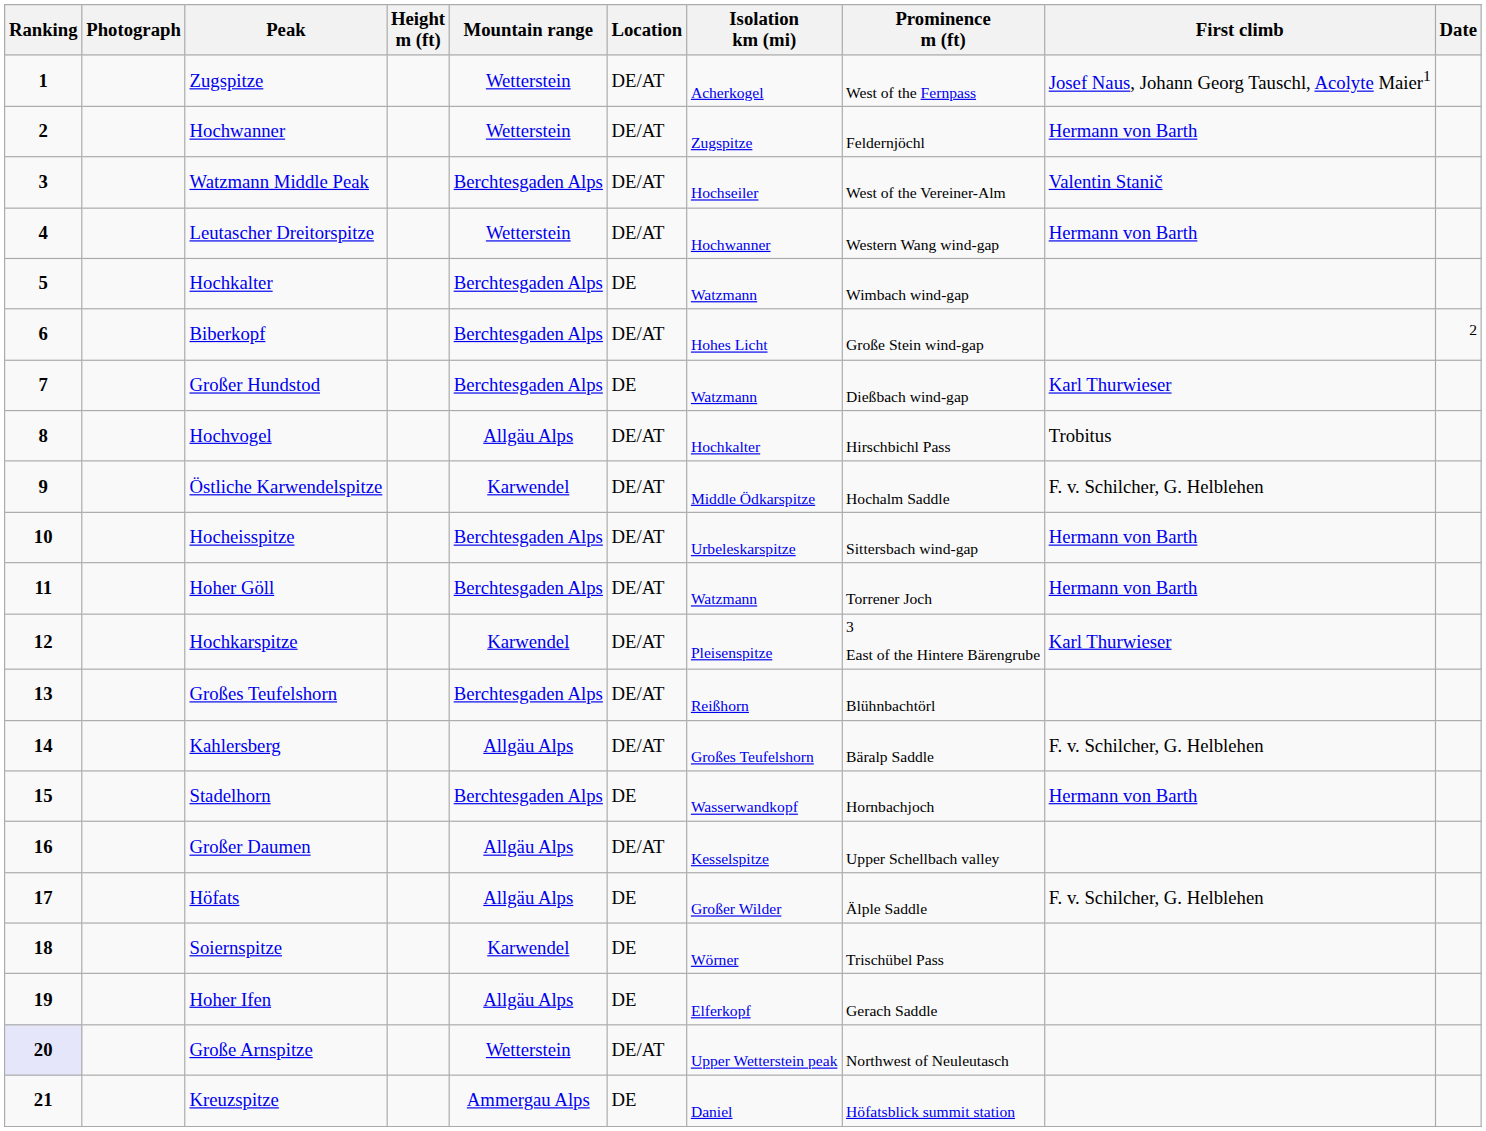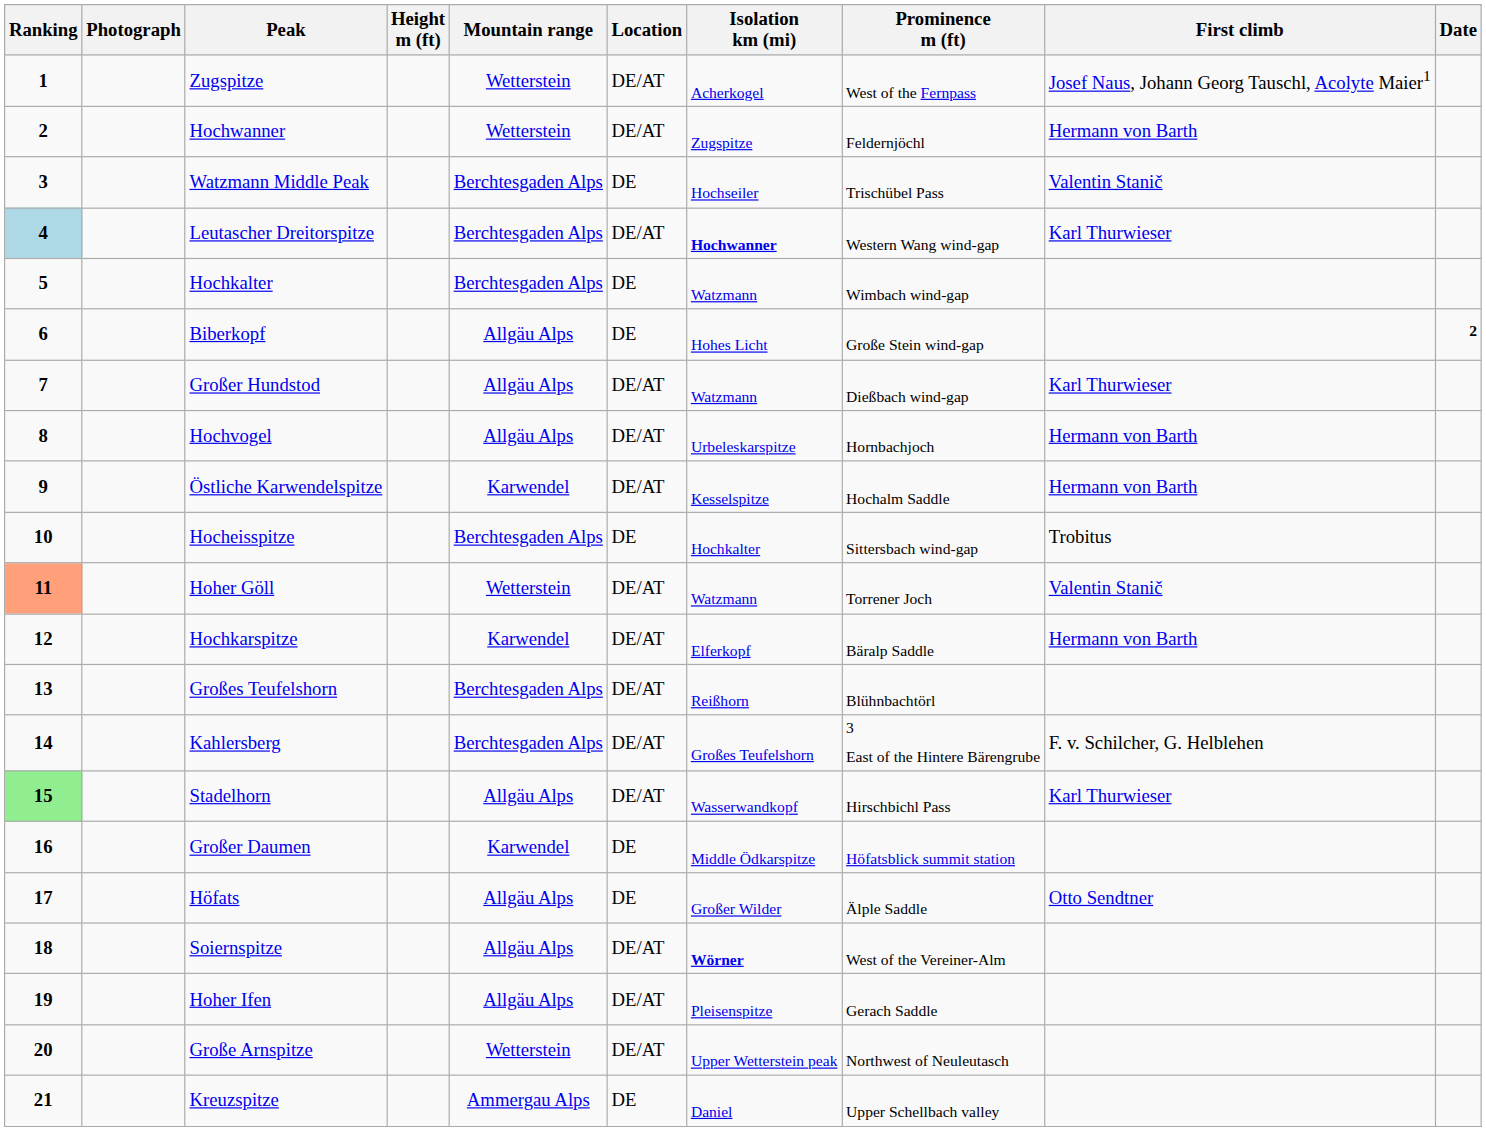(638, 182) DE/AT -> (624, 182) DE
(926, 193) West of the Vereiner-Alm -> (895, 193) Trischübel Pass
(43, 232) no background -> (43, 232) lightblue background
(528, 232) Wetterstein -> (528, 232) Berchtesgaden Alps
(731, 244) normal -> (734, 243) bold
(1123, 232) Hermann von Barth -> (1110, 232) Karl Thurwieser
(528, 334) Berchtesgaden Alps -> (528, 334) Allgäu Alps
(638, 334) DE/AT -> (624, 334) DE
(1473, 330) normal -> (1473, 334) bold
(528, 385) Berchtesgaden Alps -> (528, 385) Allgäu Alps
(624, 385) DE -> (638, 385) DE/AT
(726, 447) Hochkalter -> (743, 447) Urbeleskarspitze
(898, 447) Hirschbichl Pass -> (890, 447) Hornbachjoch
(1080, 435) Trobitus -> (1123, 435) Hermann von Barth
(753, 498) Middle Ödkarspitze -> (730, 498) Kesselspitze
(1156, 486) F. v. Schilcher, G. Helblehen -> (1123, 486) Hermann von Barth
(638, 537) DE/AT -> (624, 537) DE
(743, 549) Urbeleskarspitze -> (726, 549) Hochkalter
(1123, 537) Hermann von Barth -> (1080, 537) Trobitus
(43, 588) no background -> (43, 588) lightsalmon background
(528, 588) Berchtesgaden Alps -> (528, 588) Wetterstein
(1123, 588) Hermann von Barth -> (1106, 588) Valentin Stanič
(732, 653) Pleisenspitze -> (721, 650) Elferkopf
(943, 641) 3 East of the Hintere Bärengrube -> (890, 650) Bäralp Saddle
(1110, 641) Karl Thurwieser -> (1123, 638) Hermann von Barth
(528, 745) Allgäu Alps -> (528, 742) Berchtesgaden Alps
(890, 757) Bäralp Saddle -> (943, 742) 3 East of the Hintere Bärengrube
(43, 796) no background -> (43, 796) lightgreen background
(528, 796) Berchtesgaden Alps -> (528, 796) Allgäu Alps
(624, 796) DE -> (638, 796) DE/AT
(890, 807) Hornbachjoch -> (898, 807) Hirschbichl Pass
(1123, 796) Hermann von Barth -> (1110, 796) Karl Thurwieser
(528, 846) Allgäu Alps -> (528, 846) Karwendel
(638, 846) DE/AT -> (624, 846) DE
(730, 858) Kesselspitze -> (753, 858) Middle Ödkarspitze
(923, 858) Upper Schellbach valley -> (931, 858) Höfatsblick summit station
(1156, 897) F. v. Schilcher, G. Helblehen -> (1101, 897) Otto Sendtner
(528, 948) Karwendel -> (528, 948) Allgäu Alps
(624, 948) DE -> (638, 948) DE/AT
(715, 960) normal -> (717, 958) bold
(895, 960) Trischübel Pass -> (926, 960) West of the Vereiner-Alm
(624, 999) DE -> (638, 999) DE/AT
(721, 1010) Elferkopf -> (732, 1010) Pleisenspitze
(43, 1049) lavender background -> (43, 1049) no background
(931, 1112) Höfatsblick summit station -> (923, 1112) Upper Schellbach valley
